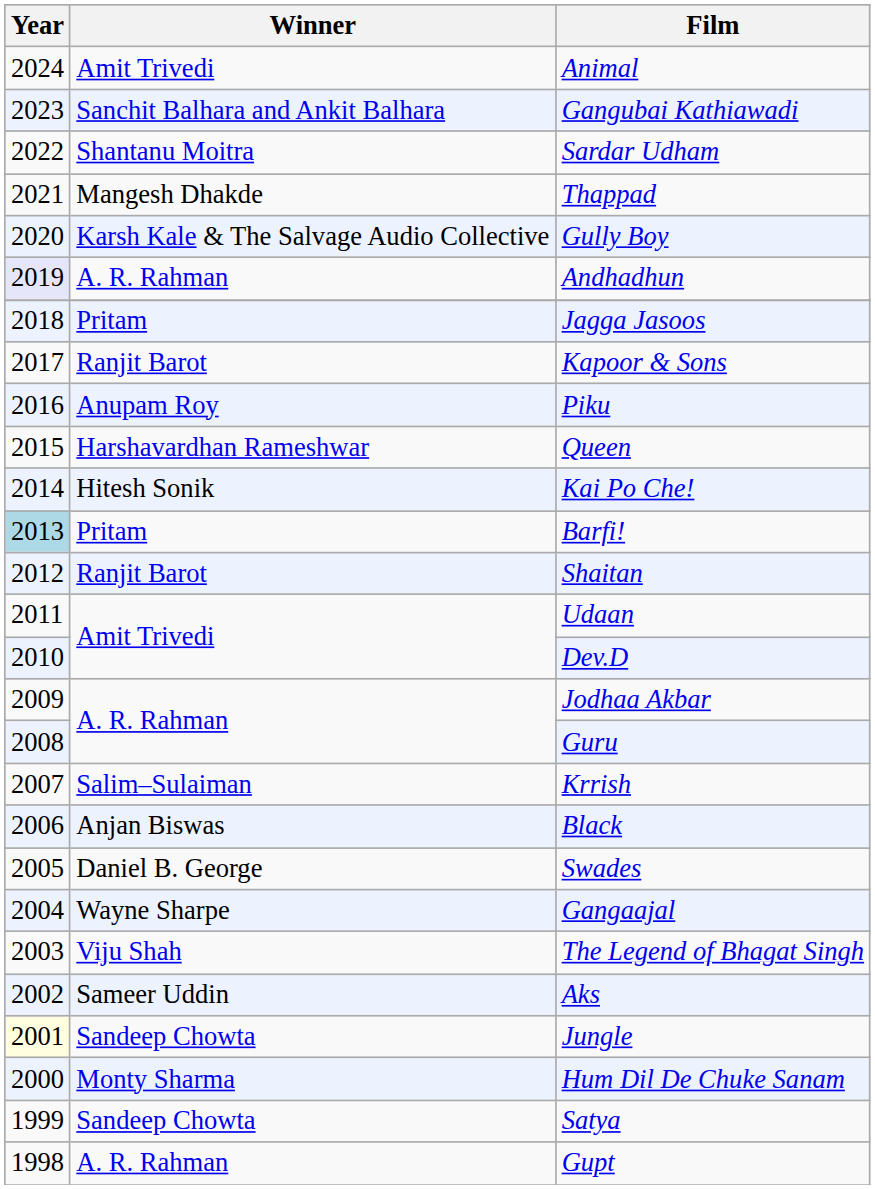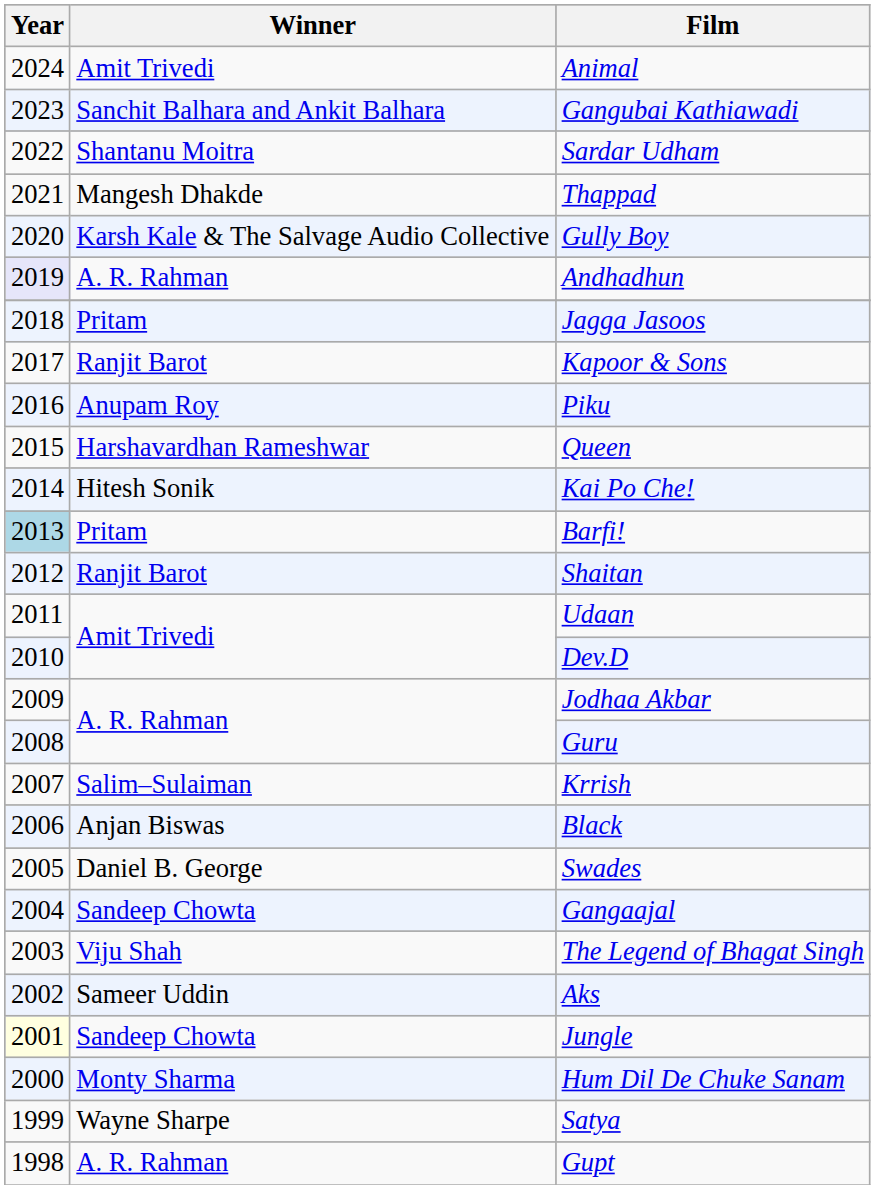(153, 910) Wayne Sharpe -> (166, 910) Sandeep Chowta
(166, 1120) Sandeep Chowta -> (153, 1120) Wayne Sharpe
